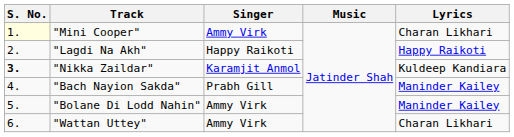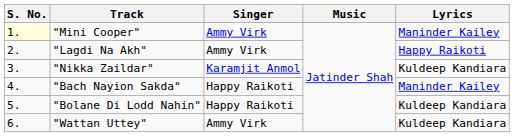(446, 32) Charan Likhari -> (449, 32) Maninder Kailey
(250, 50) Happy Raikoti -> (237, 50) Ammy Virk
(14, 68) bold -> (14, 68) normal
(240, 86) Prabh Gill -> (250, 86) Happy Raikoti
(237, 105) Ammy Virk -> (250, 105) Happy Raikoti
(449, 105) Maninder Kailey -> (452, 105) Kuldeep Kandiara
(446, 123) Charan Likhari -> (452, 123) Kuldeep Kandiara
